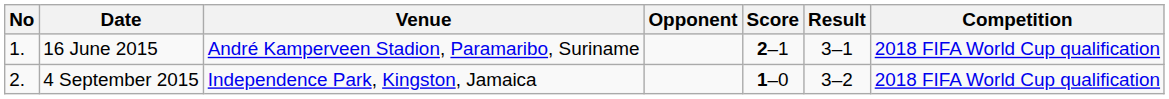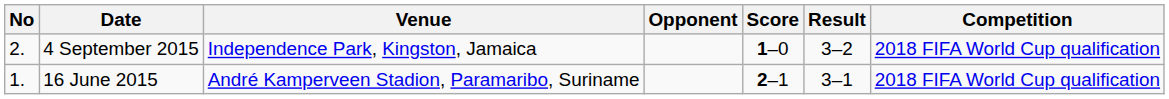rows swapped: (101, 49) <-> (121, 79)
